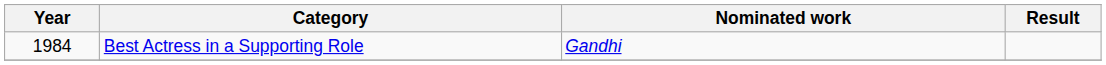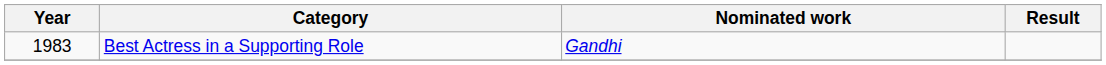(52, 45) 1984 -> (52, 45) 1983
